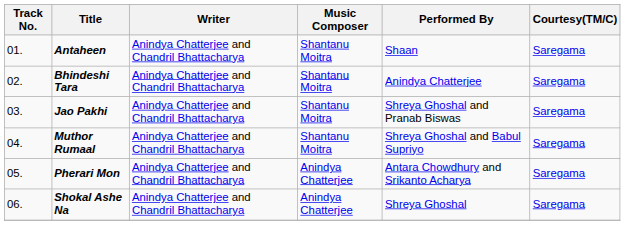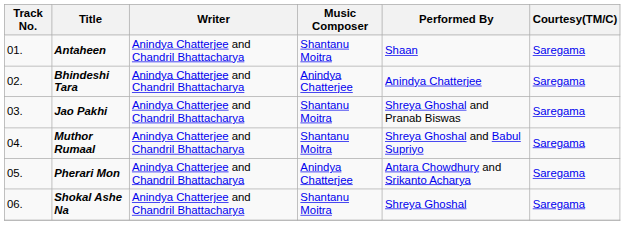(325, 81) Shantanu Moitra -> (327, 81) Anindya Chatterjee
(327, 204) Anindya Chatterjee -> (325, 204) Shantanu Moitra
